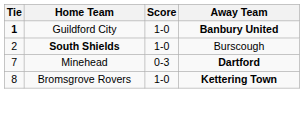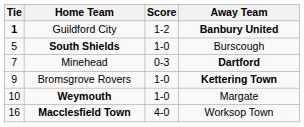(162, 29) 1-0 -> (162, 29) 1-2
(14, 46) 2 -> (14, 46) 5
(14, 79) 8 -> (14, 79) 9
+ row: (84, 96)
+ row: (84, 113)
